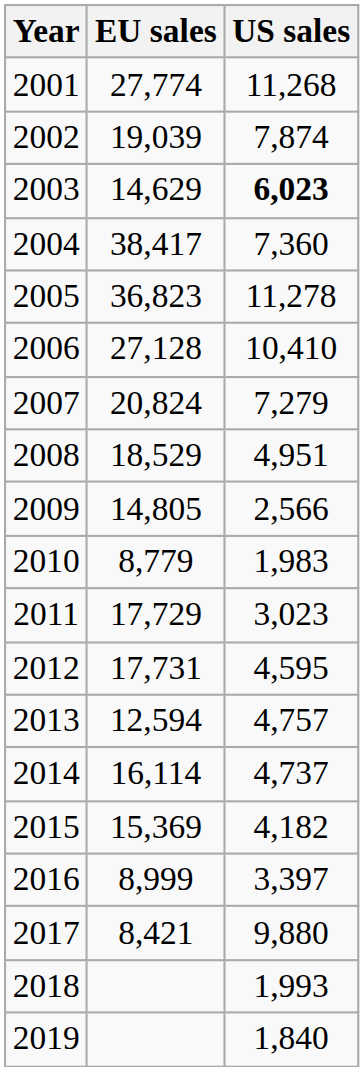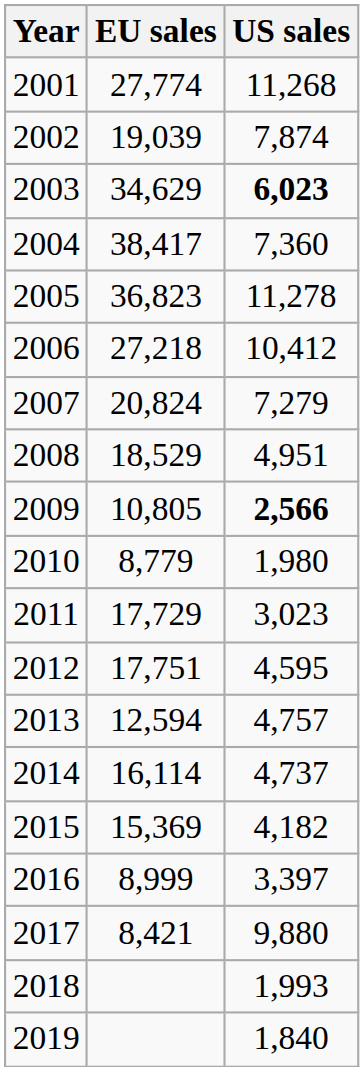(156, 190) 14,629 -> (156, 190) 34,629
(156, 349) 27,128 -> (156, 349) 27,218
(291, 349) 10,410 -> (291, 349) 10,412
(156, 508) 14,805 -> (156, 508) 10,805
(291, 508) normal -> (291, 508) bold
(291, 561) 1,983 -> (291, 561) 1,980
(156, 667) 17,731 -> (156, 667) 17,751
